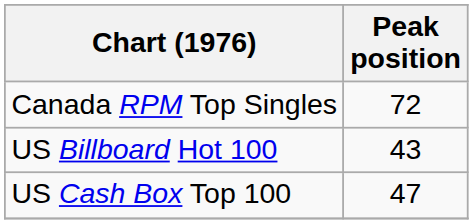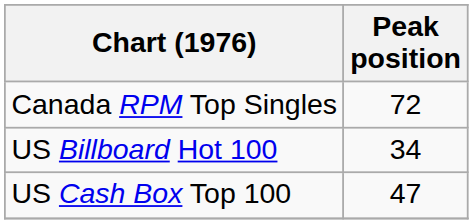(406, 149) 43 -> (406, 149) 34
